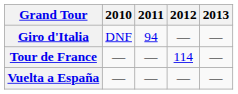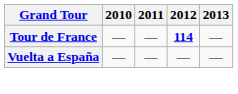- row: (53, 36)
(183, 57) normal -> (183, 36) bold
